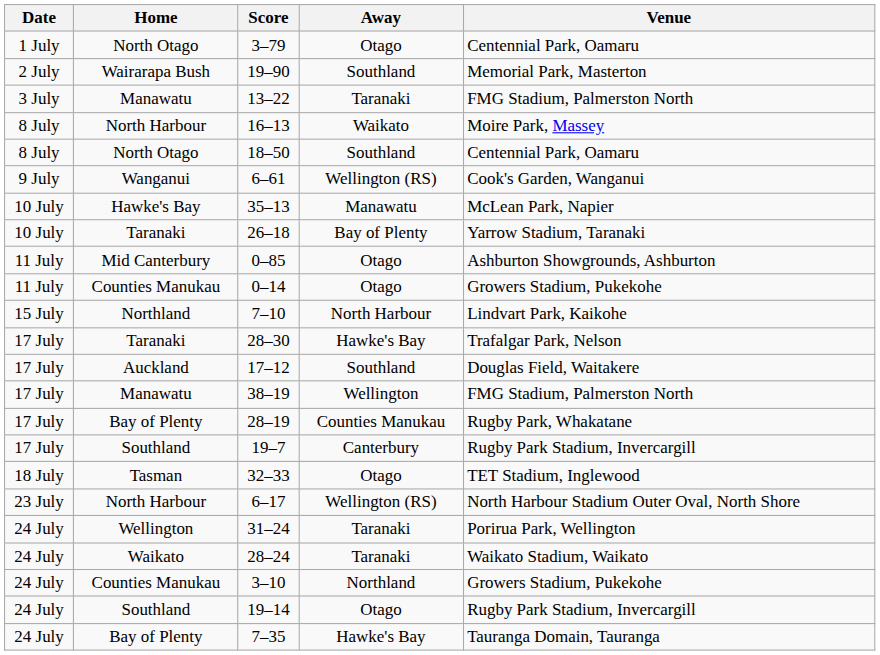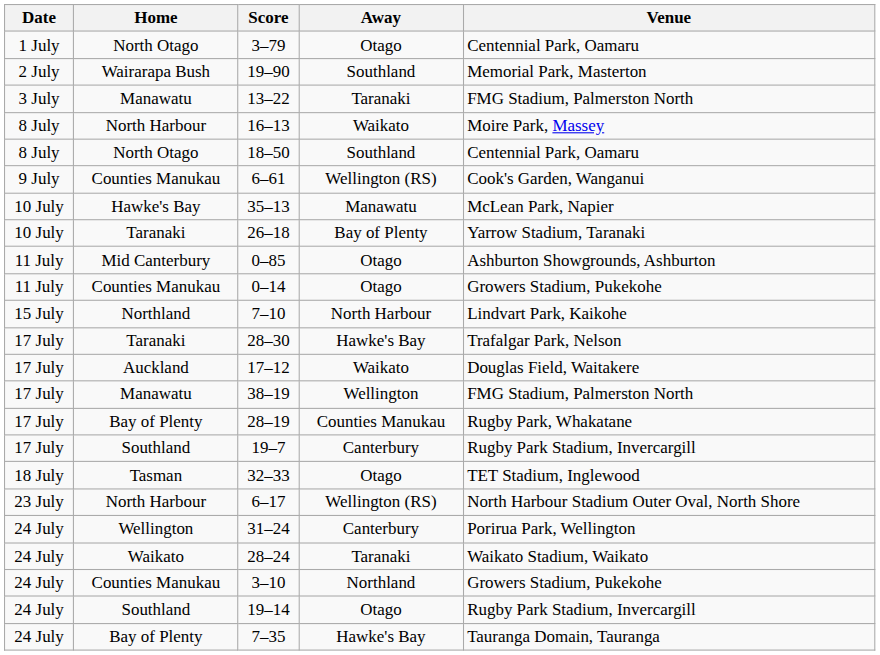(156, 179) Wanganui -> (156, 179) Counties Manukau
(381, 367) Southland -> (381, 367) Waikato
(381, 529) Taranaki -> (381, 529) Canterbury
